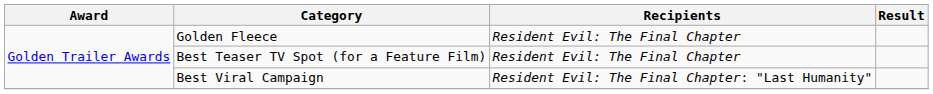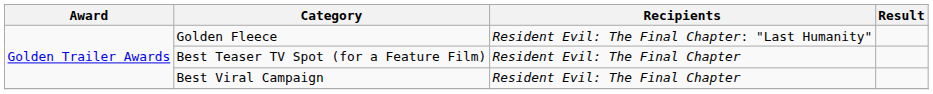(616, 36) Resident Evil: The Final Chapter -> (682, 36) Resident Evil: The Final Chapter: "Last Humanity"
(682, 78) Resident Evil: The Final Chapter: "Last Humanity" -> (616, 78) Resident Evil: The Final Chapter
